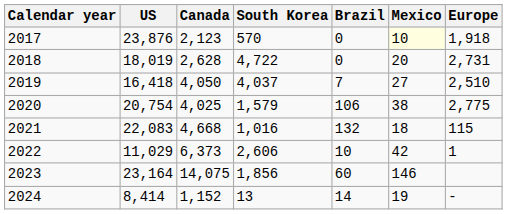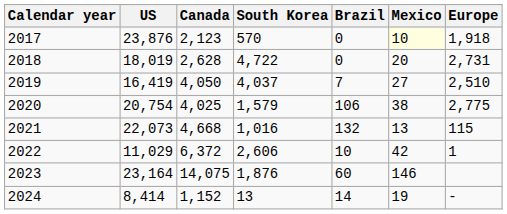(148, 84) 16,418 -> (148, 84) 16,419
(148, 129) 22,083 -> (148, 129) 22,073
(400, 129) 18 -> (400, 129) 13
(201, 152) 6,373 -> (201, 152) 6,372
(257, 175) 1,856 -> (257, 175) 1,876
